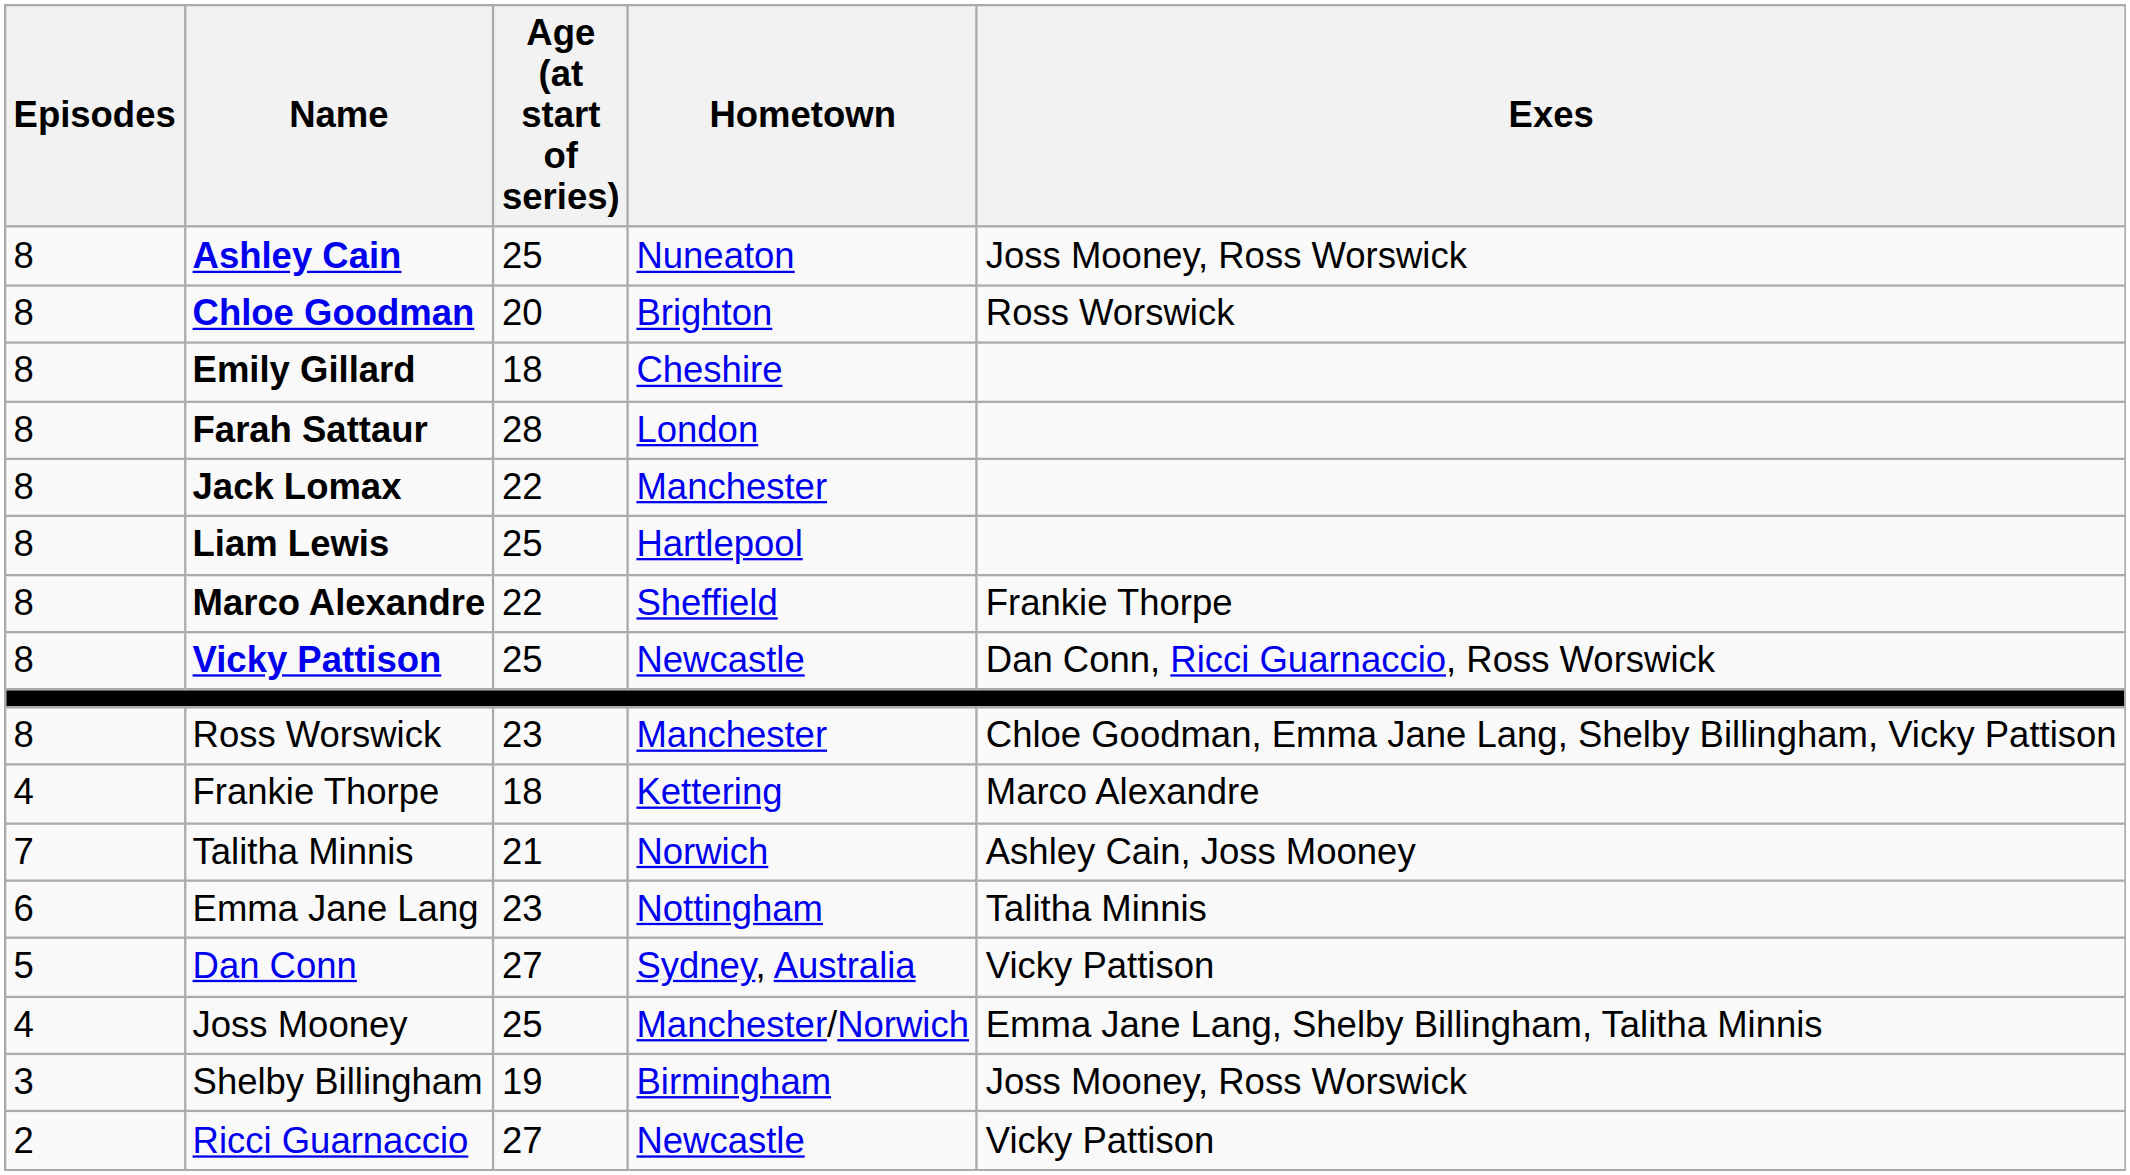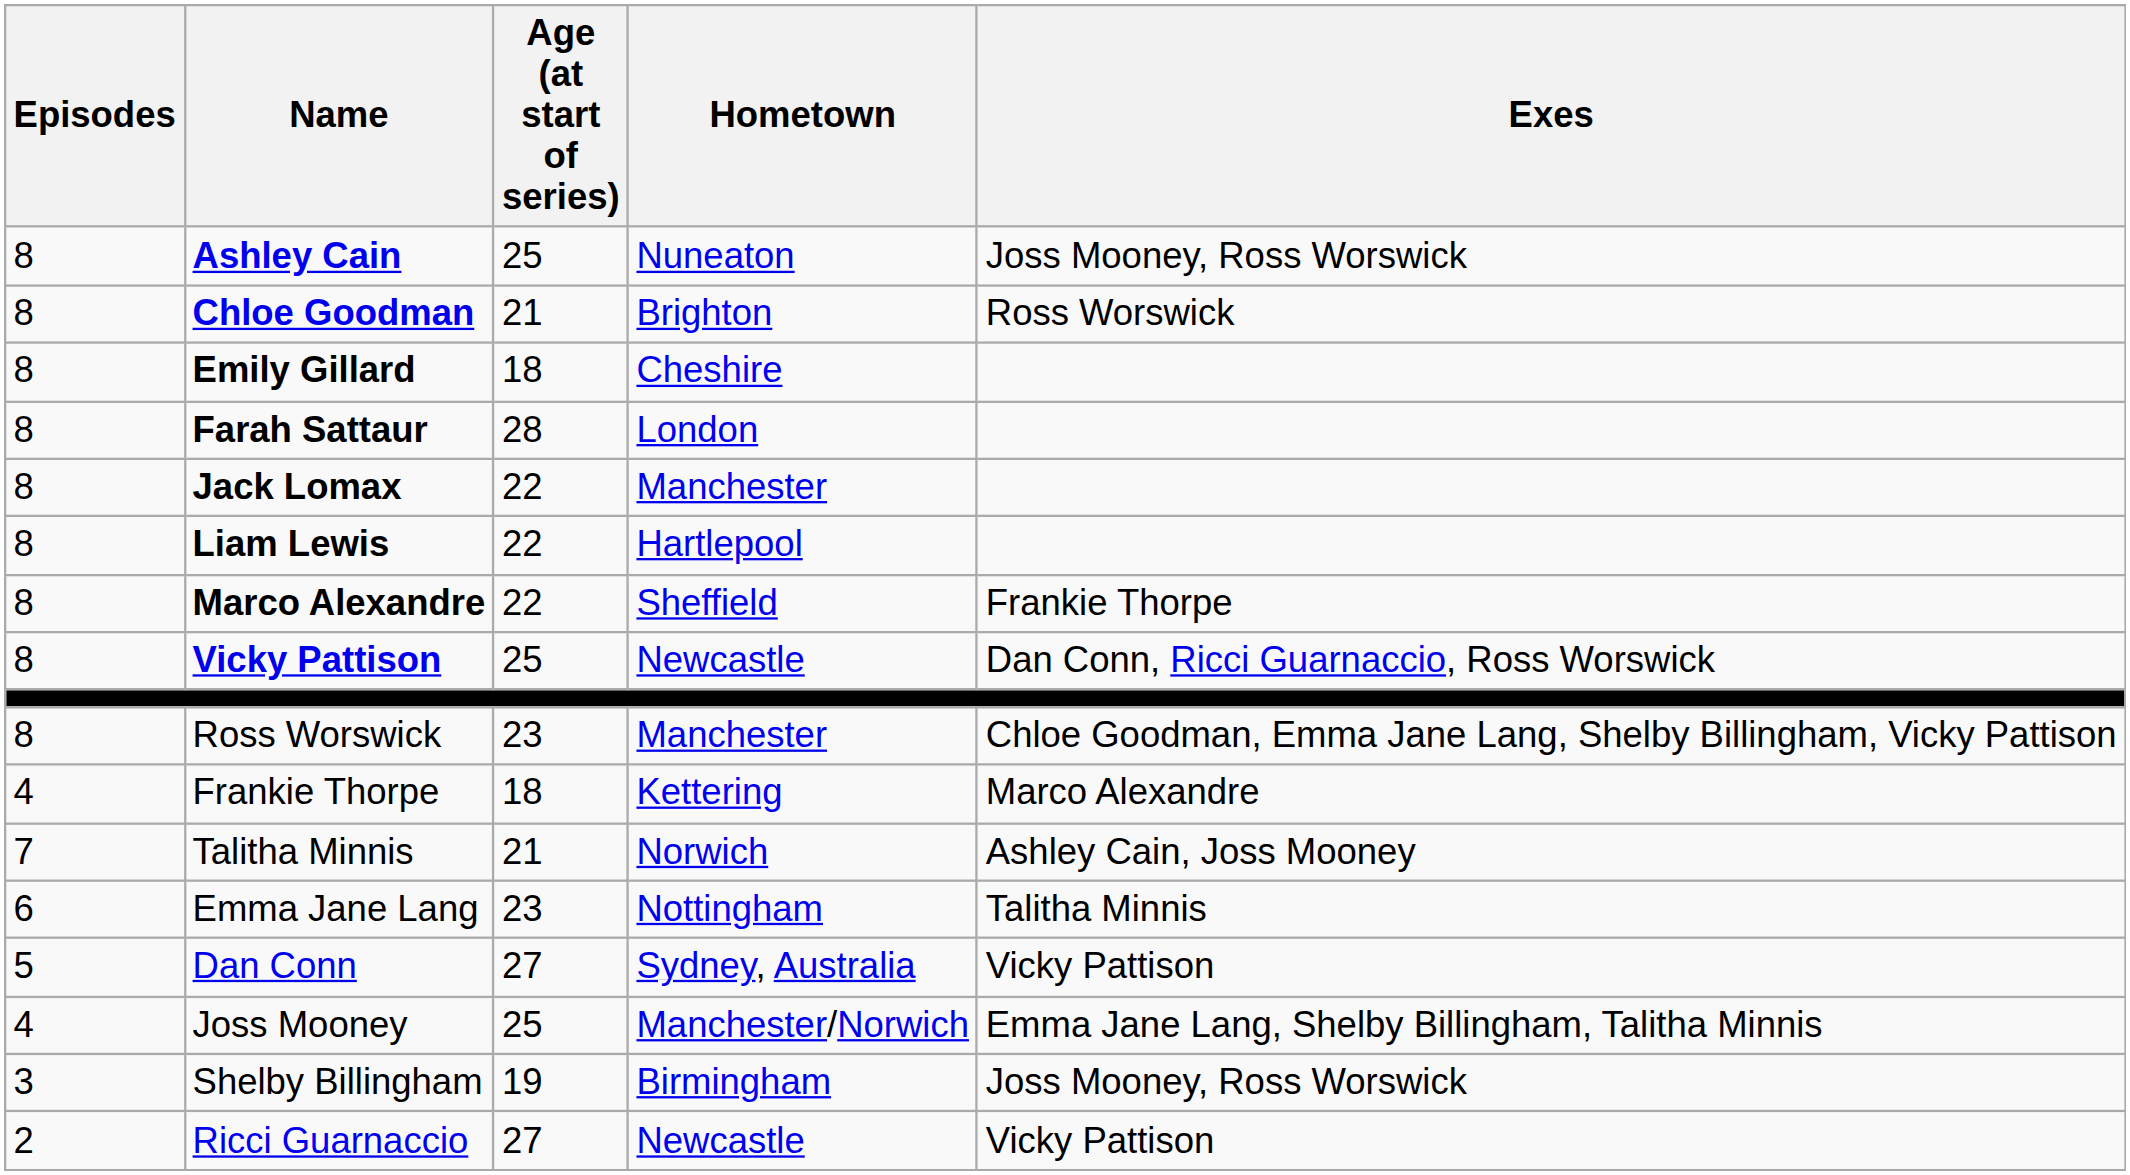(522, 313) 20 -> (522, 313) 21
(522, 544) 25 -> (522, 544) 22
